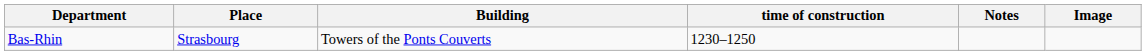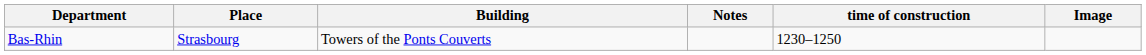columns swapped: (823, 15) <-> (1002, 15)
